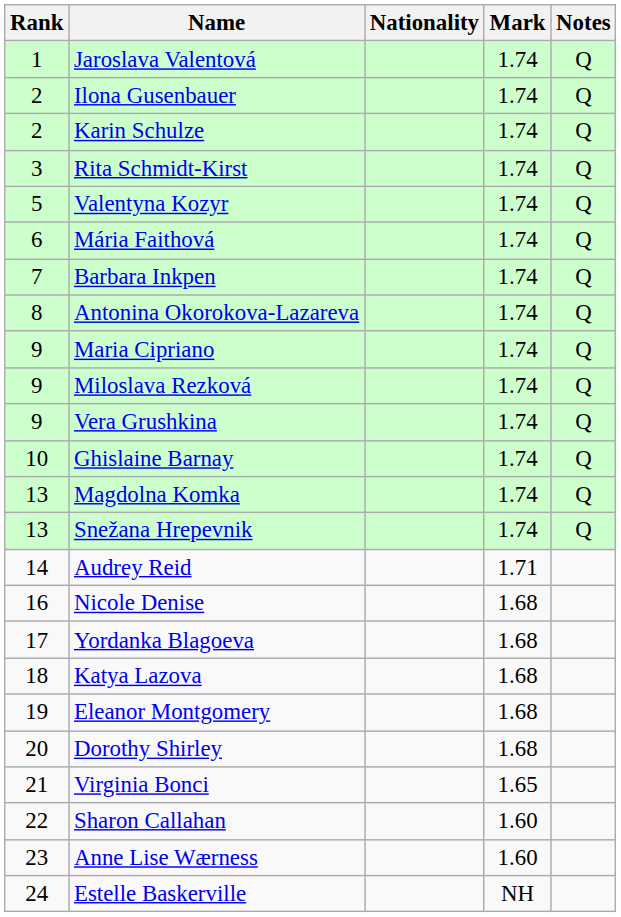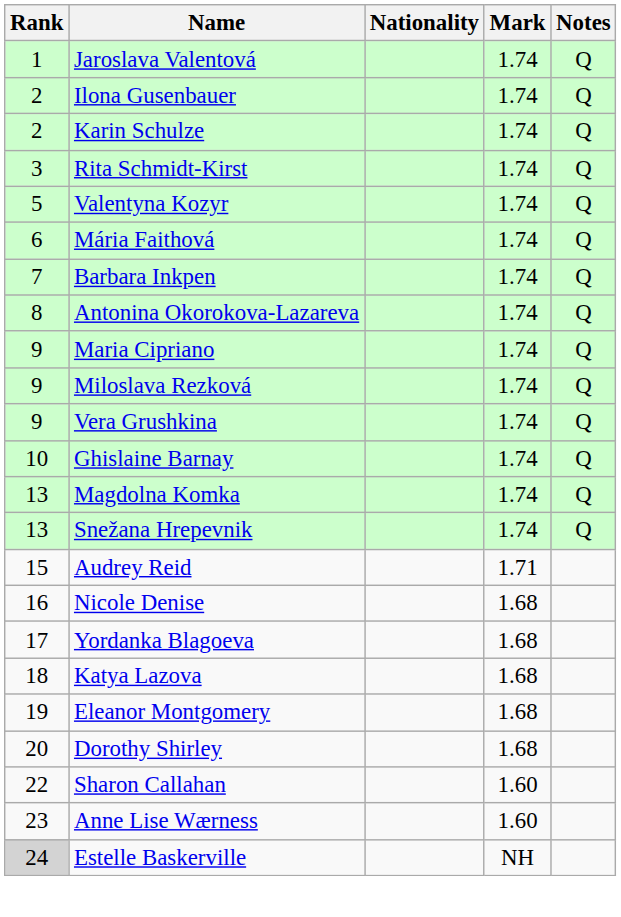(37, 566) 14 -> (37, 566) 15
- row: (141, 784)
(37, 893) no background -> (37, 857) lightgrey background
